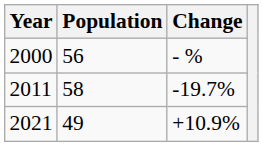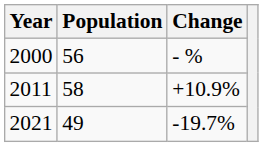(204, 89) -19.7% -> (206, 89) +10.9%
(206, 123) +10.9% -> (204, 123) -19.7%
